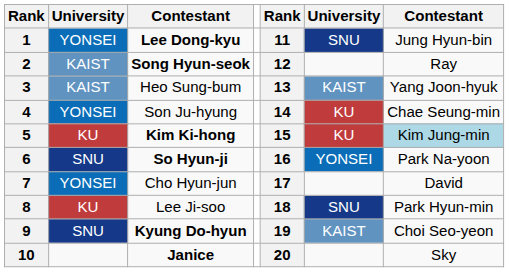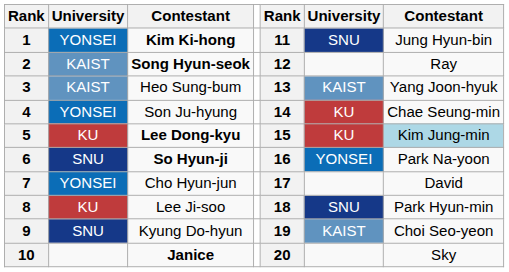(191, 40) Lee Dong-kyu -> (191, 40) Kim Ki-hong
(191, 135) Kim Ki-hong -> (191, 135) Lee Dong-kyu
(191, 231) bold -> (191, 231) normal
